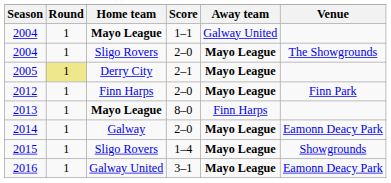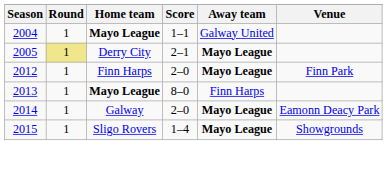- row: (25, 52)
- row: (25, 168)
